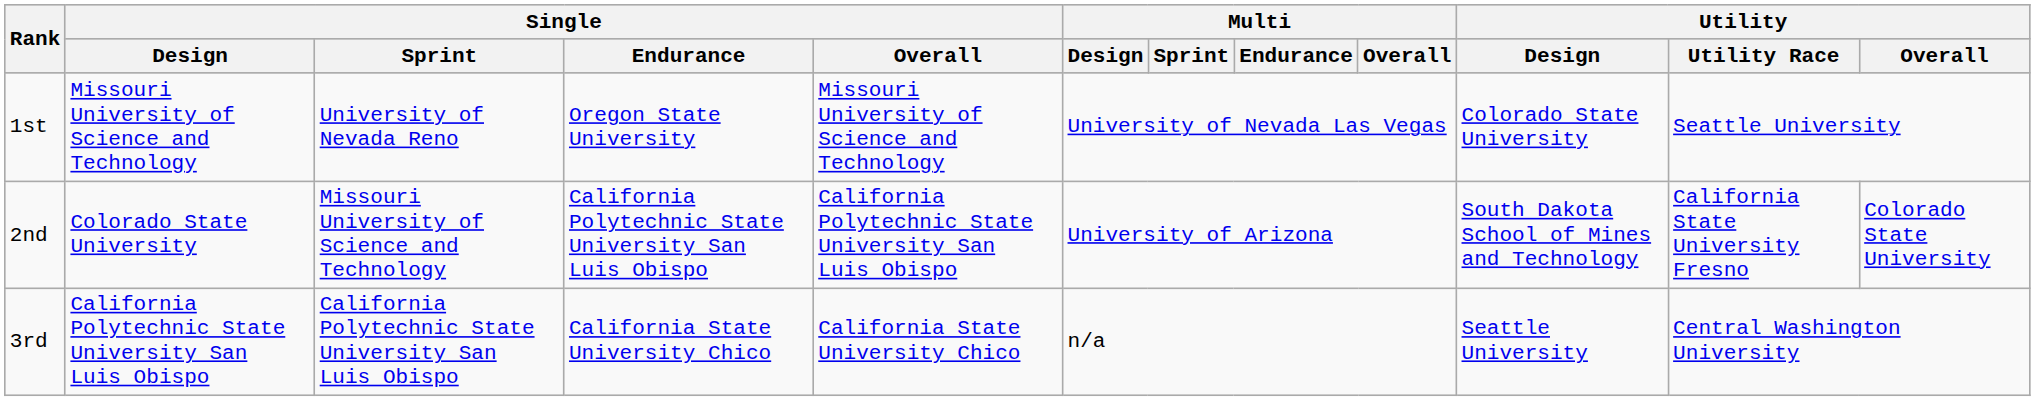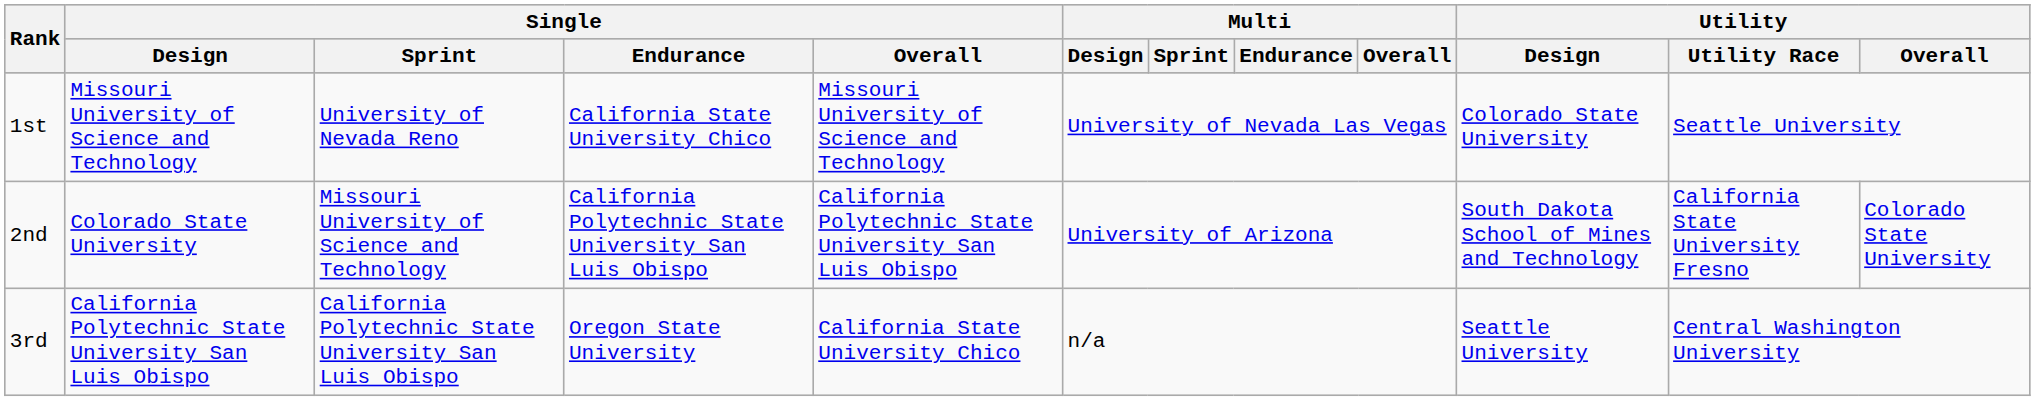(645, 127) Oregon State University -> (670, 127) California State University Chico
(670, 342) California State University Chico -> (645, 342) Oregon State University
